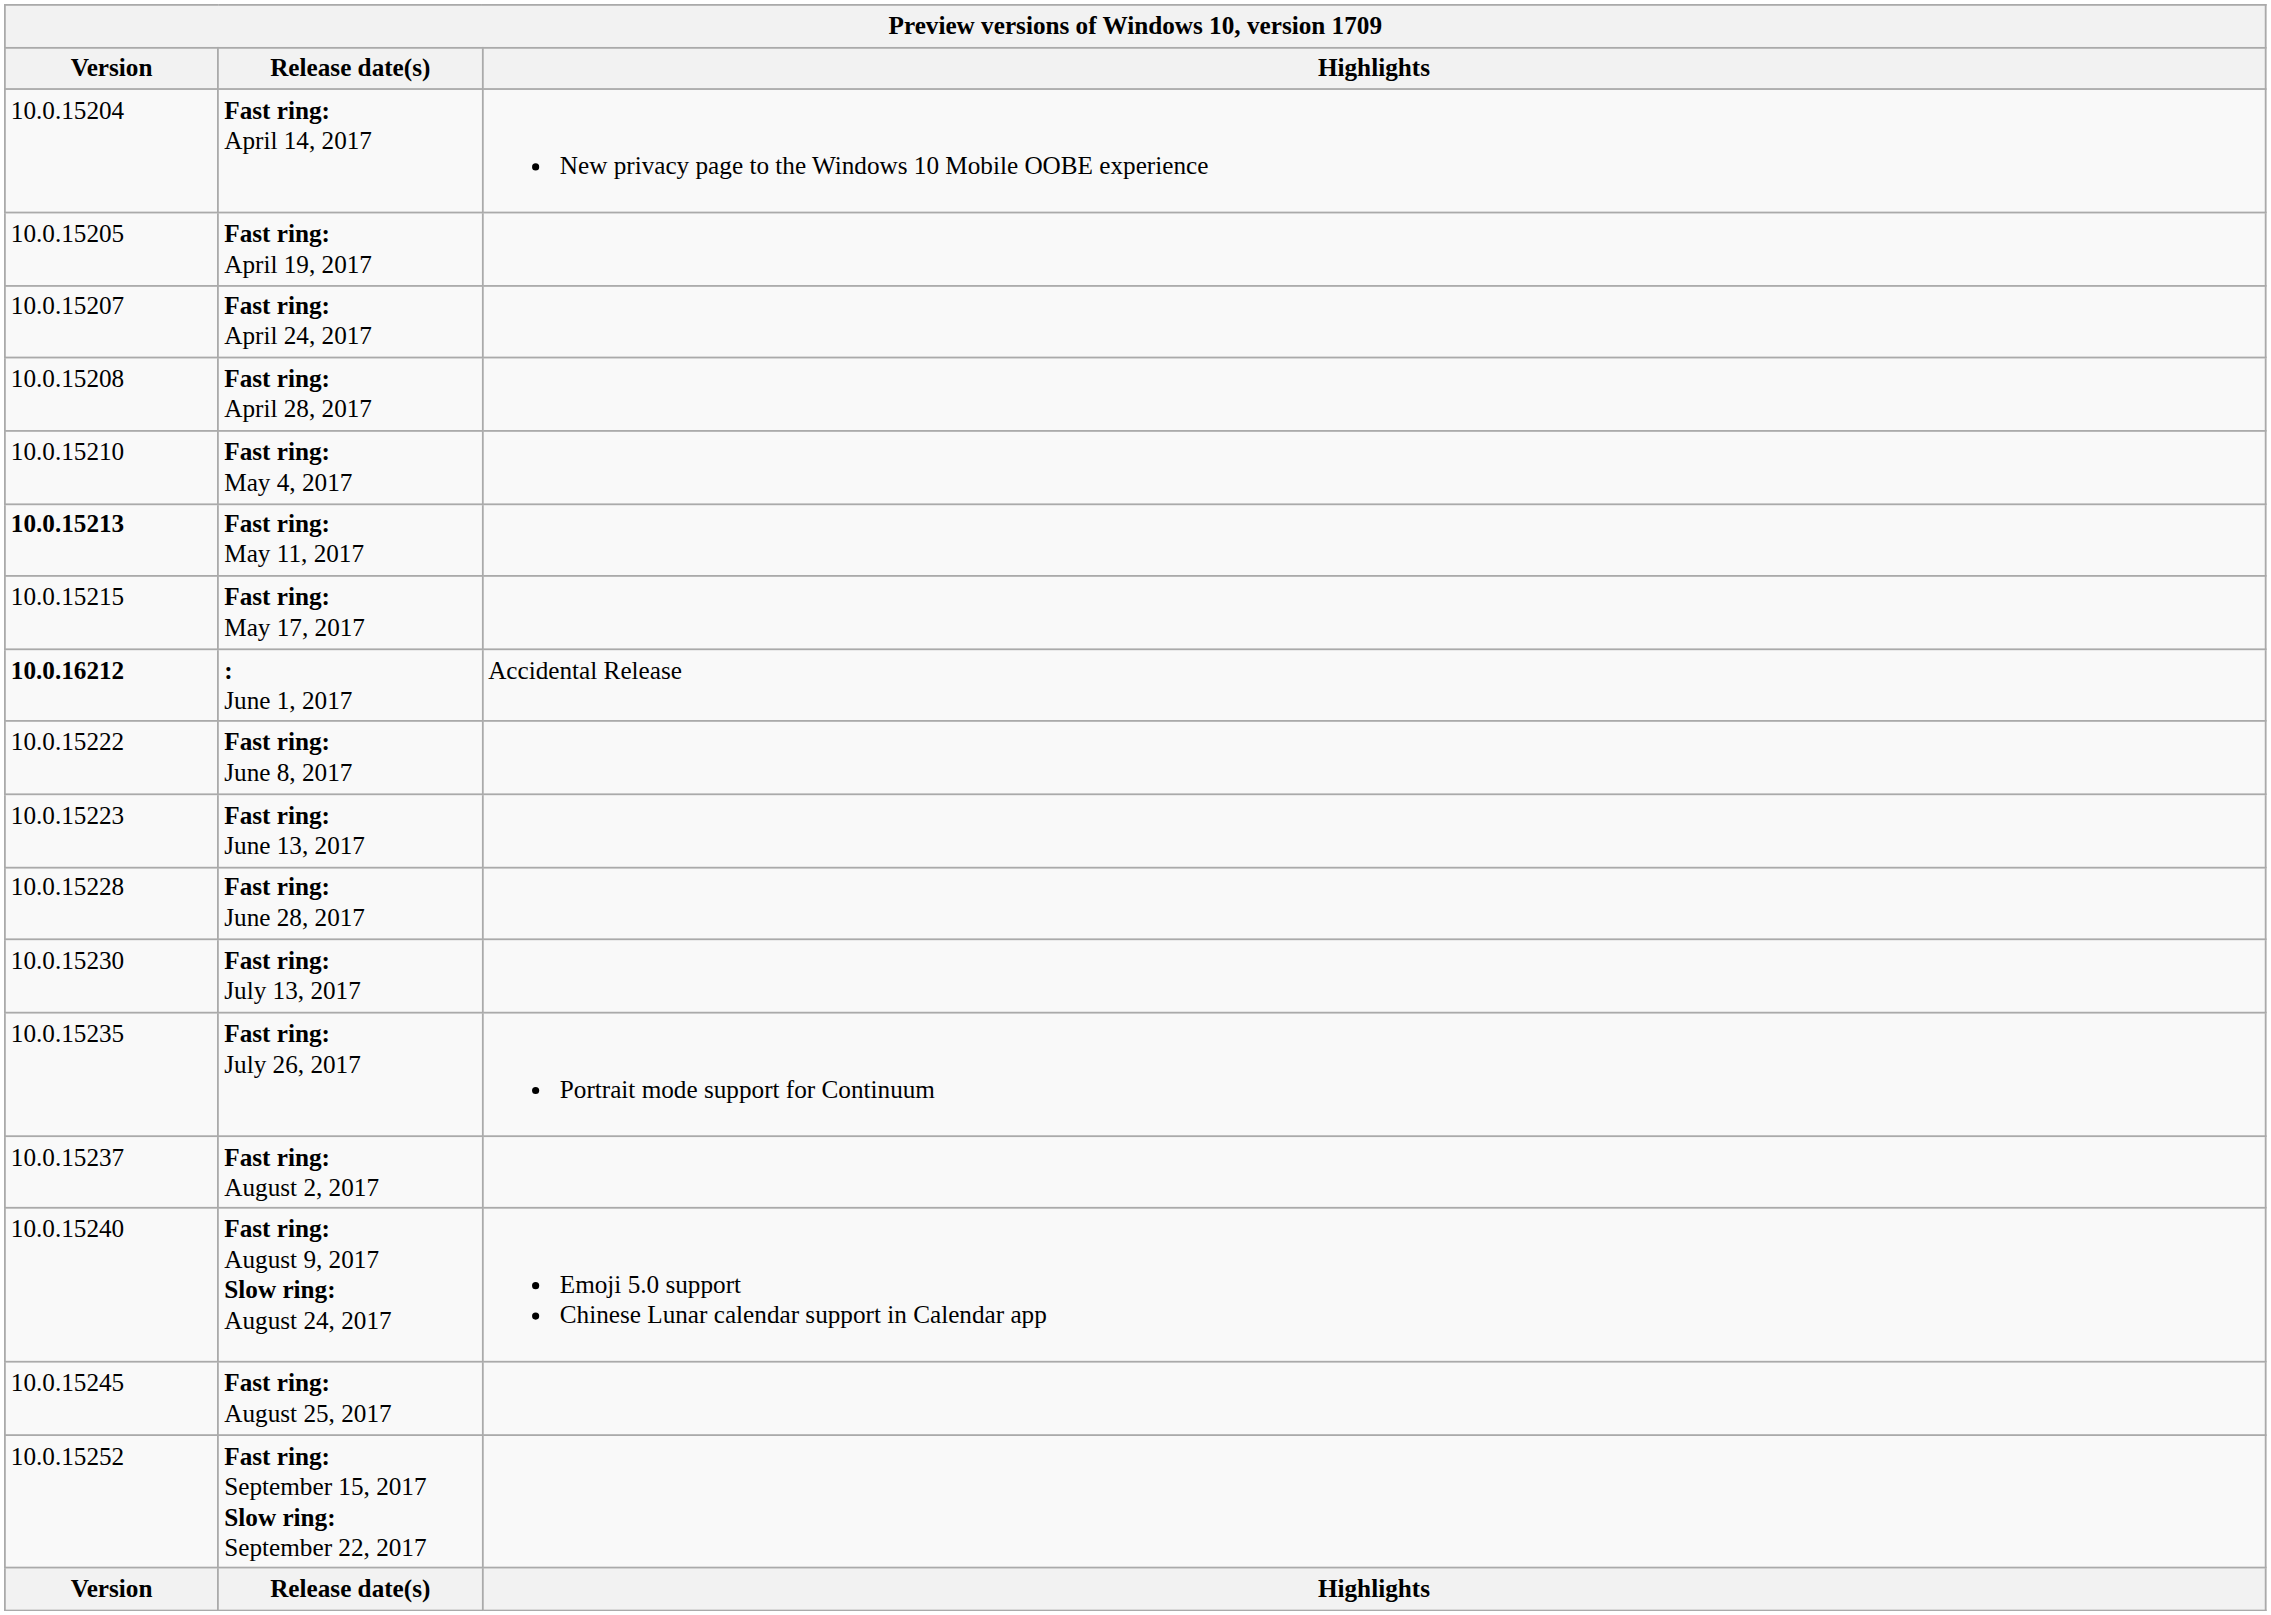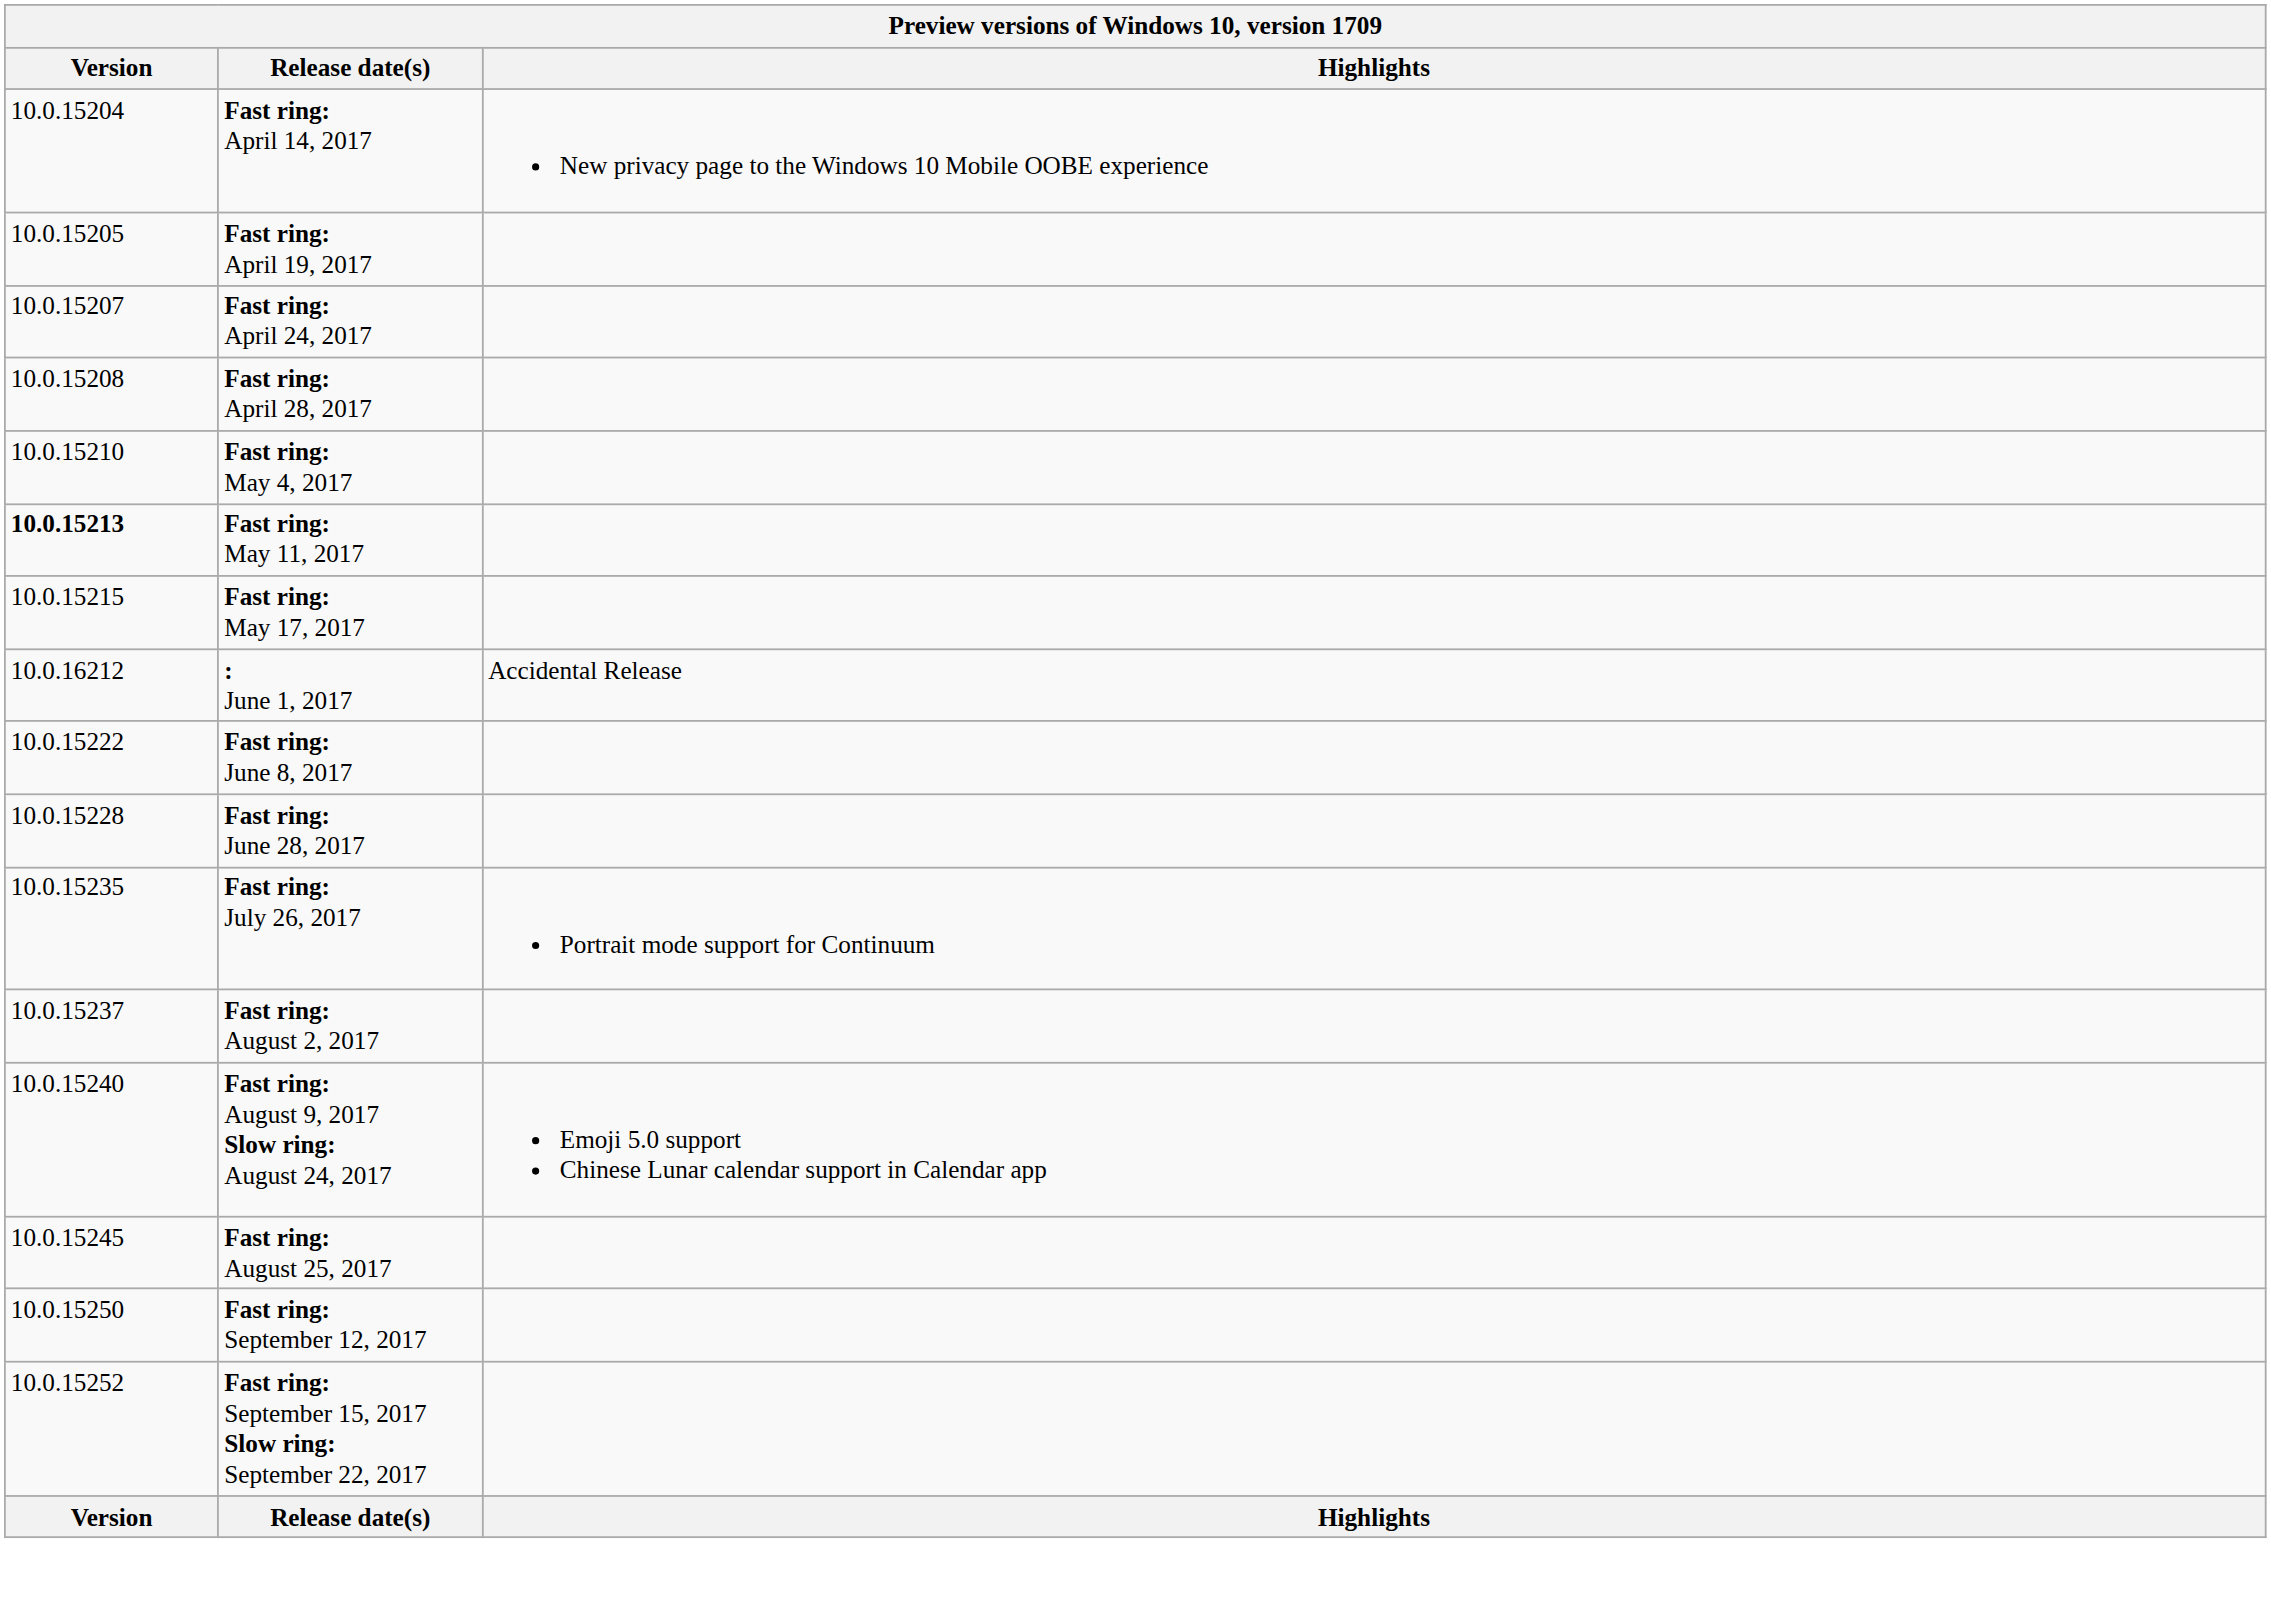(68, 669) bold -> (68, 669) normal
- row: (295, 830)
- row: (293, 975)
+ row: (325, 1325)
